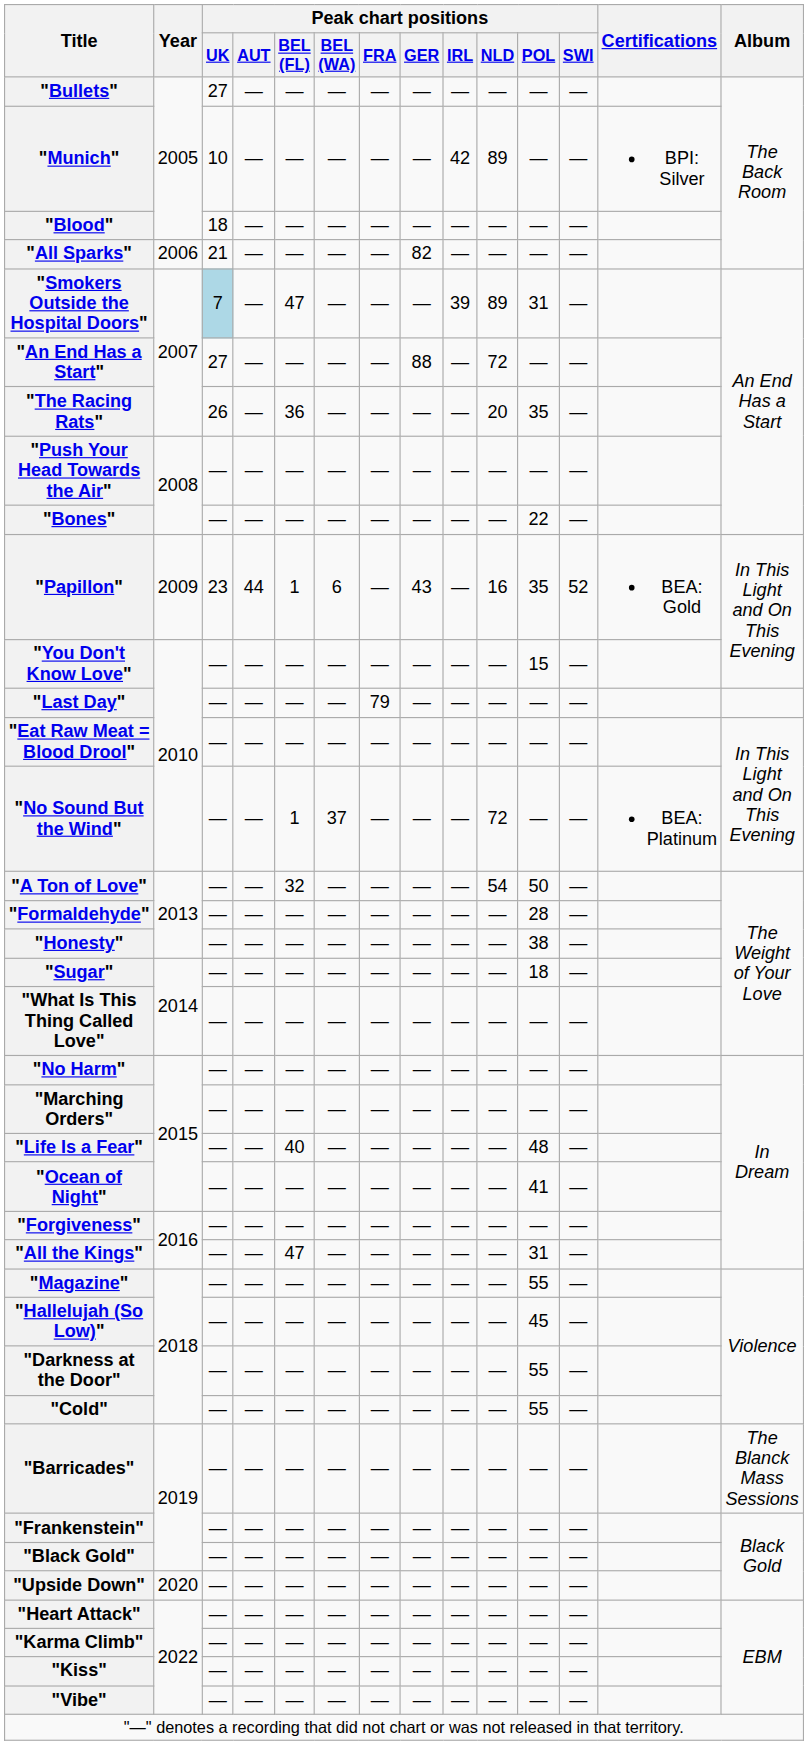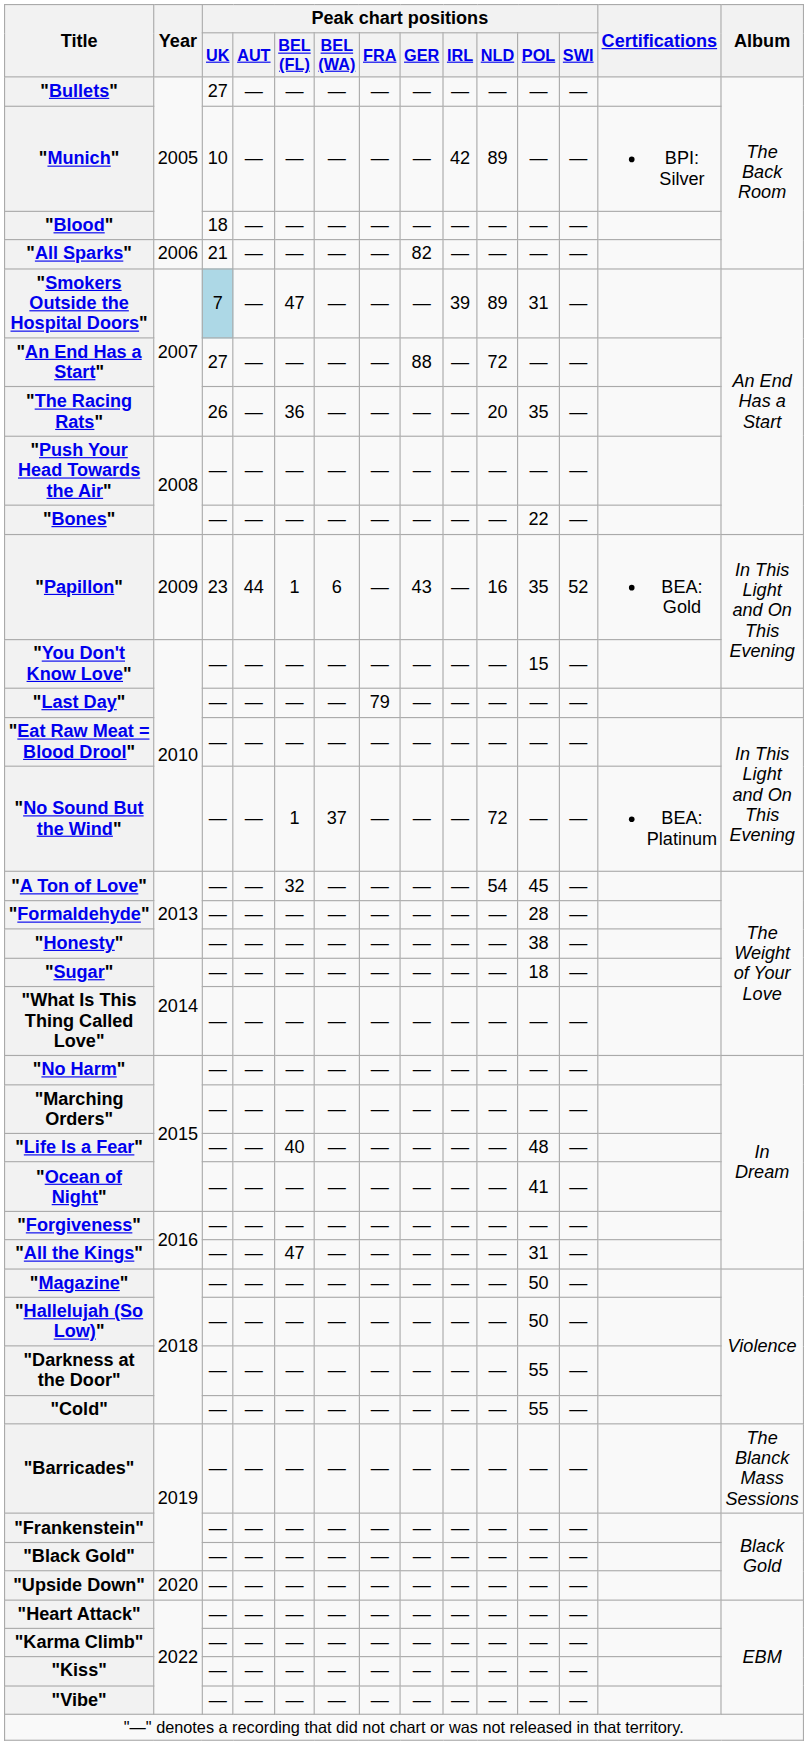(539, 885) 50 -> (539, 885) 45
(539, 1282) 55 -> (539, 1282) 50
(539, 1321) 45 -> (539, 1321) 50
